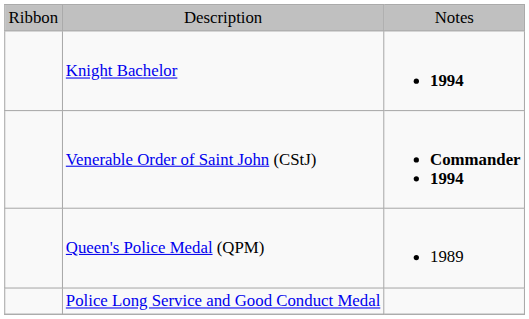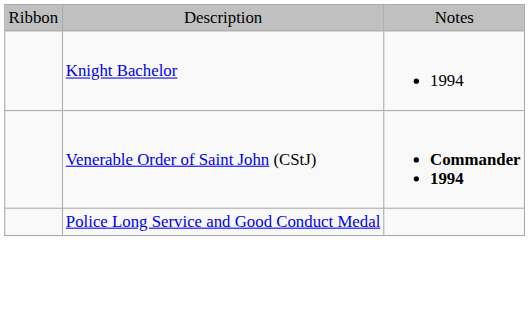(454, 80) bold -> (454, 80) normal
- row: (165, 247)
